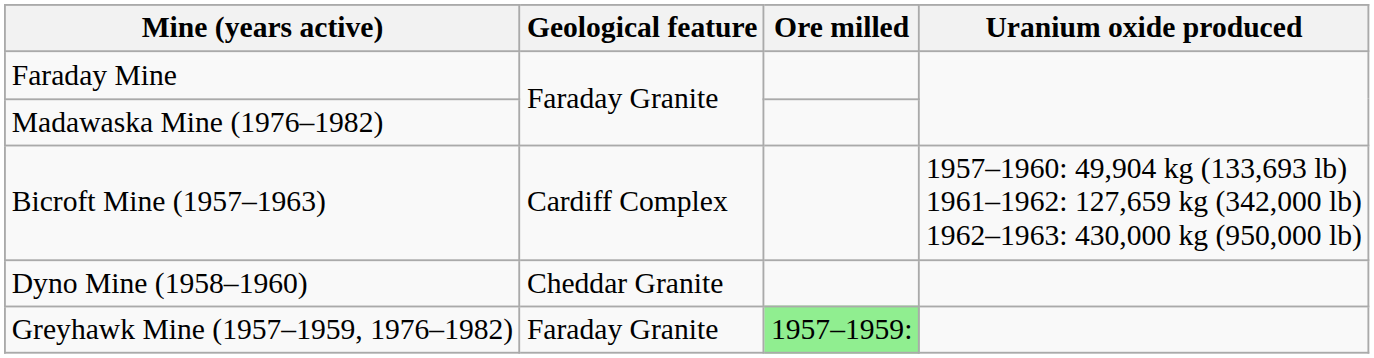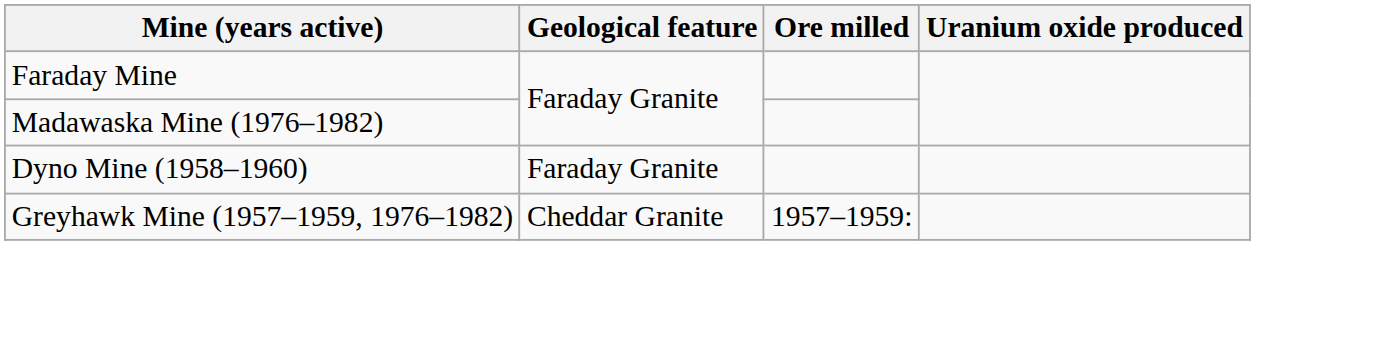- row: (169, 202)
(625, 282) Cheddar Granite -> (623, 168) Faraday Granite
(623, 329) Faraday Granite -> (625, 215) Cheddar Granite
(842, 329) lightgreen background -> (842, 215) no background
